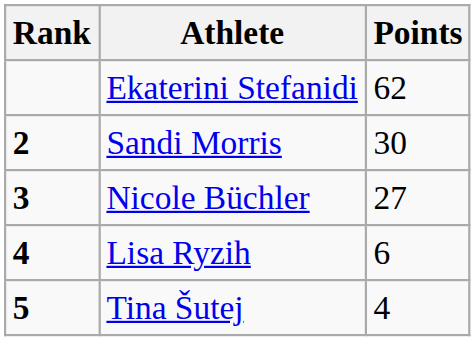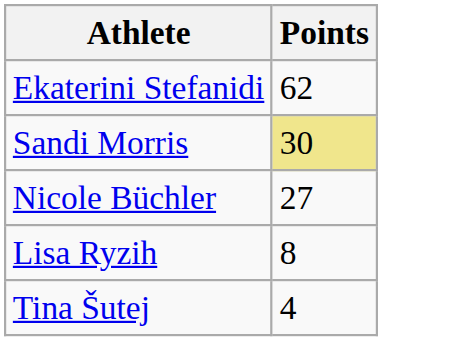- column: (52, 32)
(390, 142) no background -> (297, 142) khaki background
(382, 252) 6 -> (288, 252) 8
